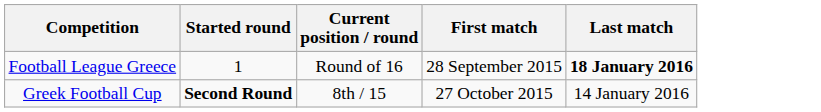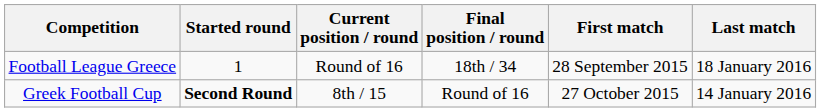+ column: (485, 28)
(631, 65) bold -> (754, 65) normal
